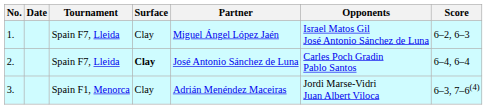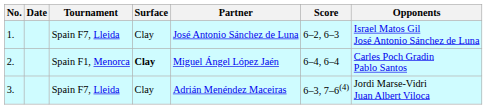columns swapped: (366, 12) <-> (457, 12)
(226, 34) Miguel Ángel López Jaén -> (236, 34) José Antonio Sánchez de Luna
(86, 62) Spain F7, Lleida -> (91, 62) Spain F1, Menorca
(236, 62) José Antonio Sánchez de Luna -> (226, 62) Miguel Ángel López Jaén
(91, 90) Spain F1, Menorca -> (86, 90) Spain F7, Lleida
